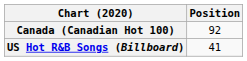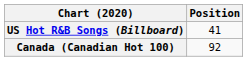rows swapped: (96, 30) <-> (96, 47)
